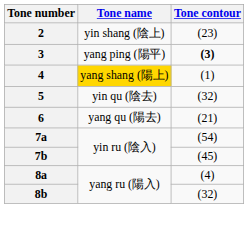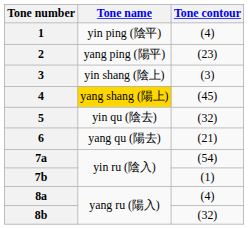+ row: (41, 33)
(124, 33) yin shang (陰上) -> (124, 54) yang ping (陽平)
(124, 54) yang ping (陽平) -> (124, 75) yin shang (陰上)
(207, 54) bold -> (207, 75) normal
(207, 75) (1) -> (207, 96) (45)
(207, 156) (45) -> (207, 177) (1)
